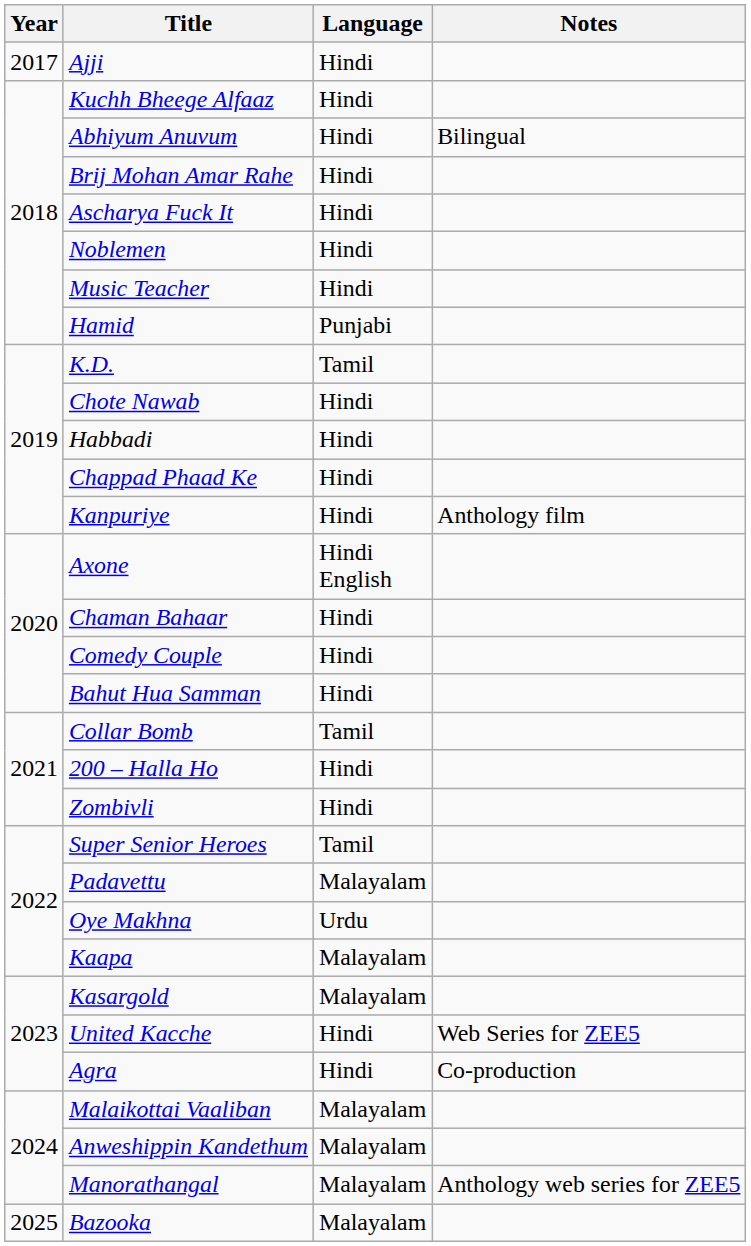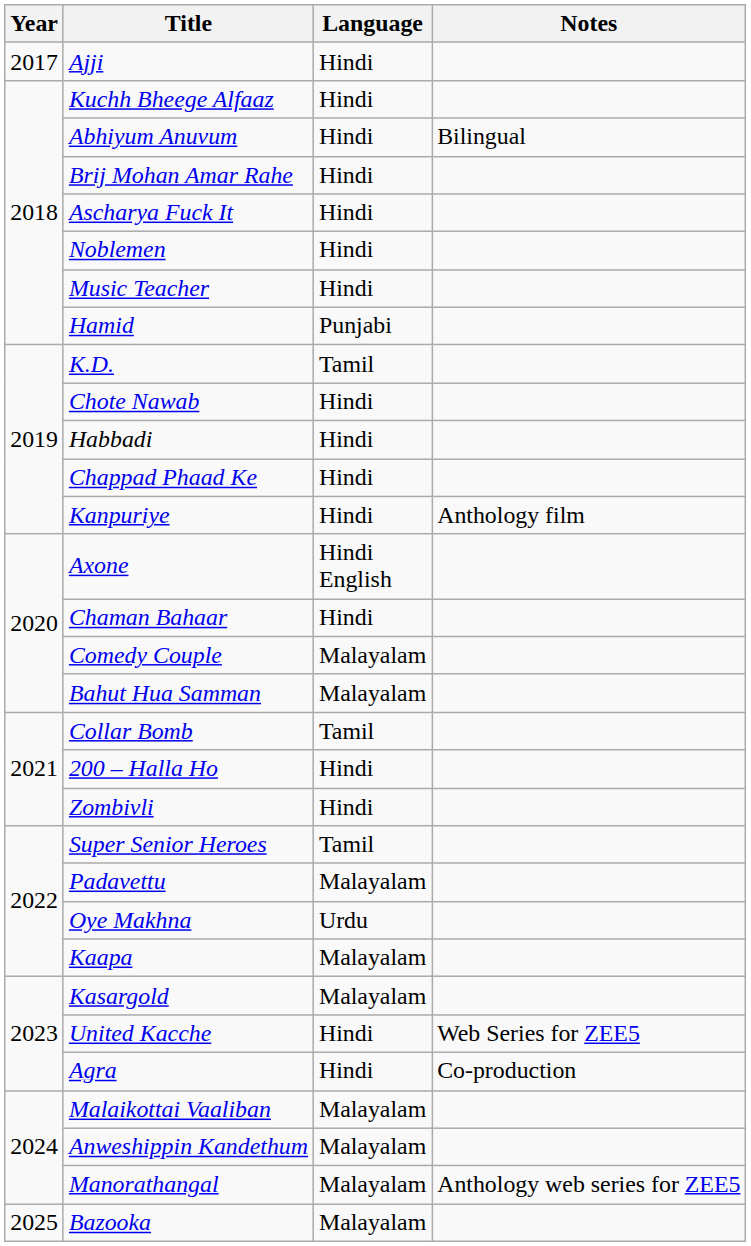(346, 655) Hindi -> (373, 655) Malayalam
(346, 692) Hindi -> (373, 692) Malayalam
